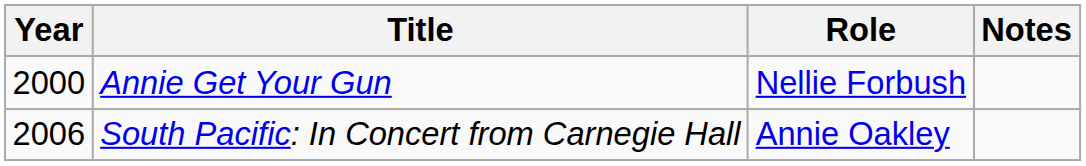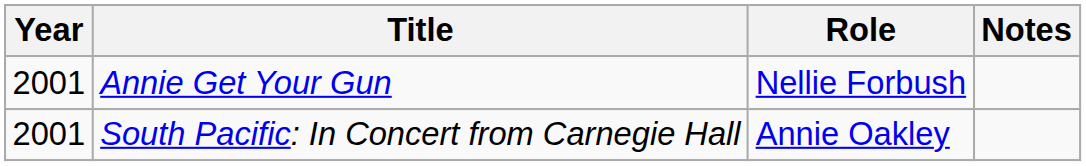(49, 82) 2000 -> (49, 82) 2001
(49, 133) 2006 -> (49, 133) 2001
